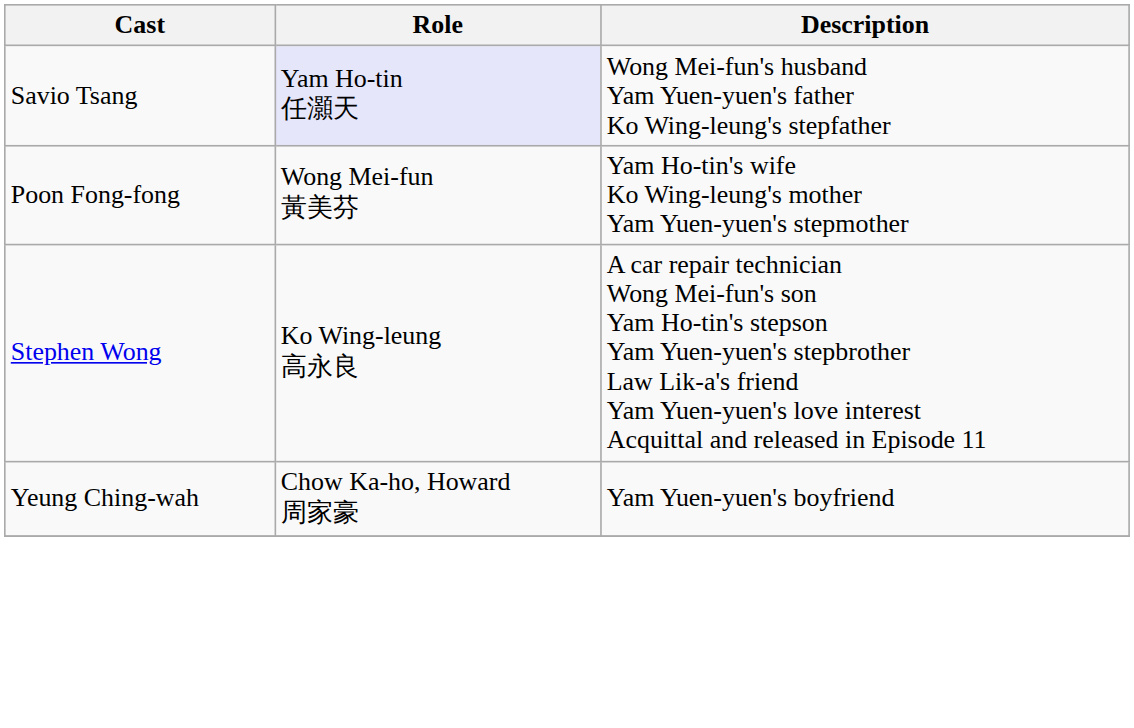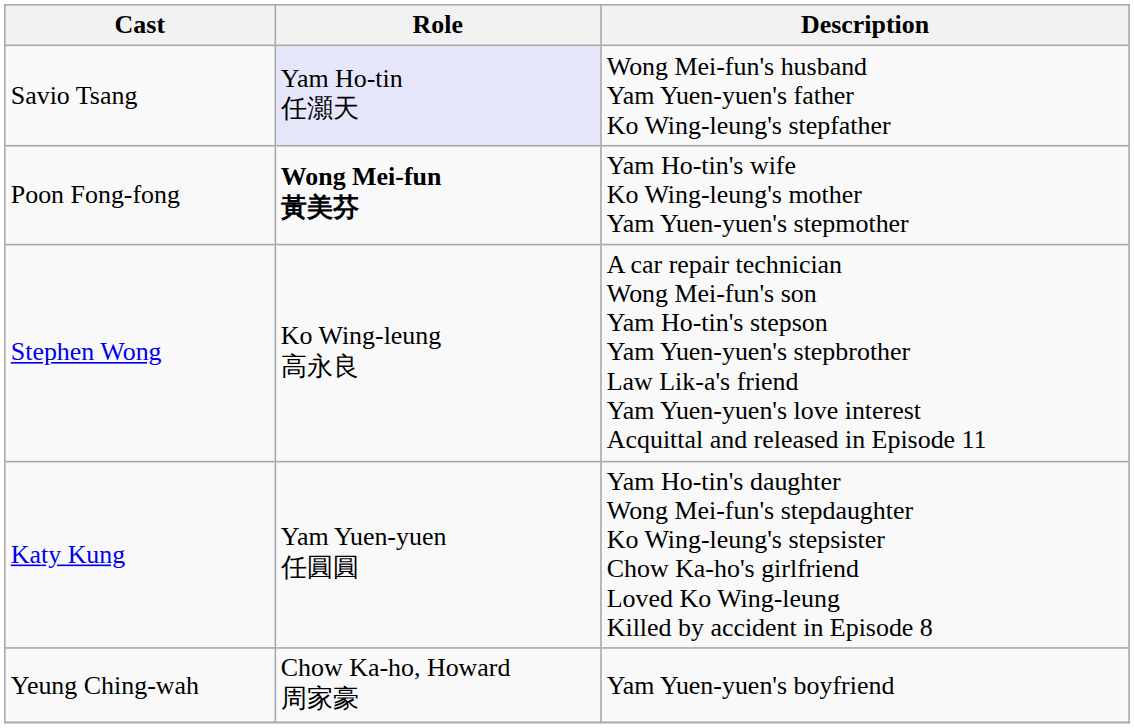(357, 193) normal -> (361, 193) bold
+ row: (68, 553)
